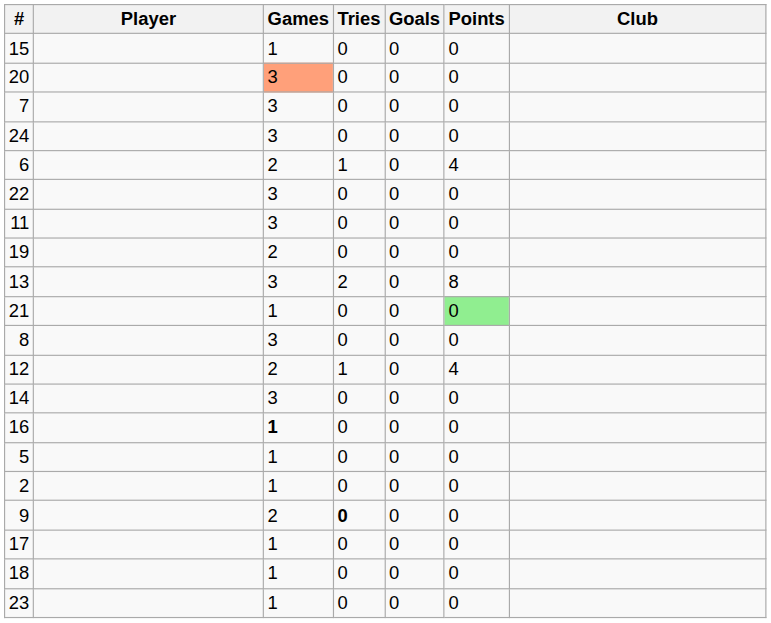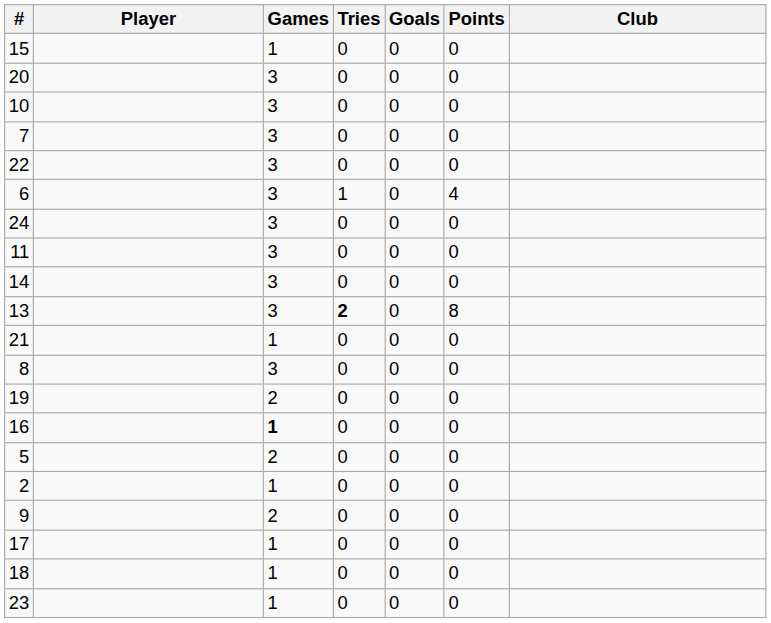(273, 77) lightsalmon background -> (273, 77) no background
+ row: (19, 106)
rows swapped: (19, 194) <-> (19, 135)
(273, 164) 2 -> (273, 194) 3
rows swapped: (19, 398) <-> (19, 252)
(343, 281) normal -> (343, 310) bold
(454, 310) lightgreen background -> (454, 340) no background
- row: (19, 369)
(273, 456) 1 -> (273, 456) 2
(343, 515) bold -> (343, 515) normal
